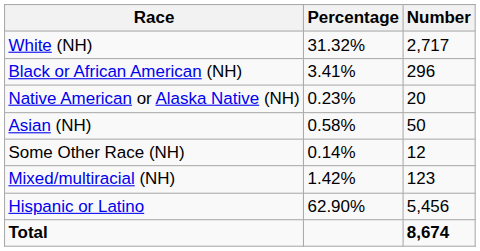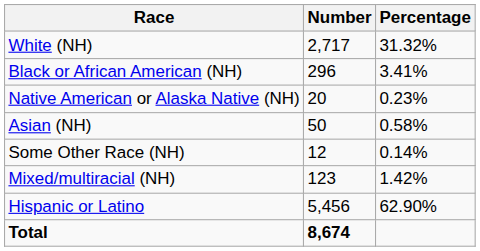columns swapped: (439, 17) <-> (353, 17)
